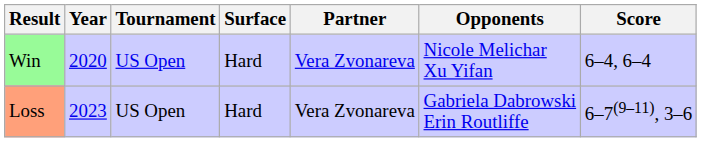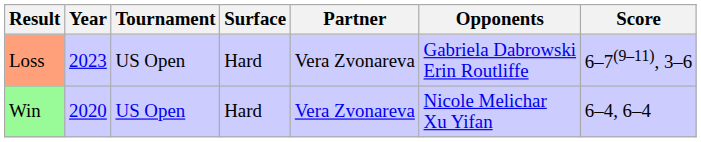rows swapped: (25, 60) <-> (27, 111)
